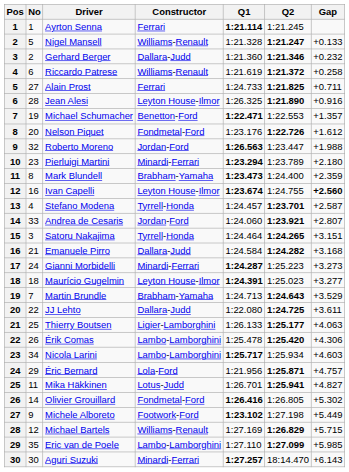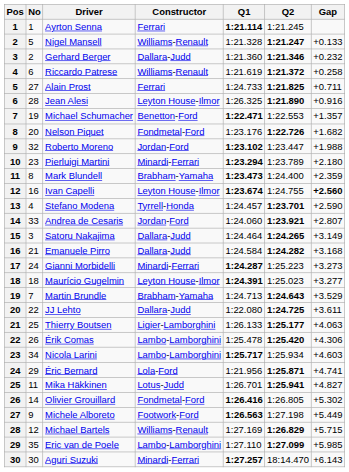(328, 131) +1.612 -> (328, 131) +1.682
(244, 146) 1:26.563 -> (244, 146) 1:23.102
(328, 206) +2.587 -> (328, 206) +2.590
(166, 236) Tyrrell-Honda -> (164, 236) Dallara-Judd
(328, 236) +3.151 -> (328, 236) +3.149
(328, 370) +4.757 -> (328, 370) +4.741
(244, 415) 1:23.102 -> (244, 415) 1:26.563
